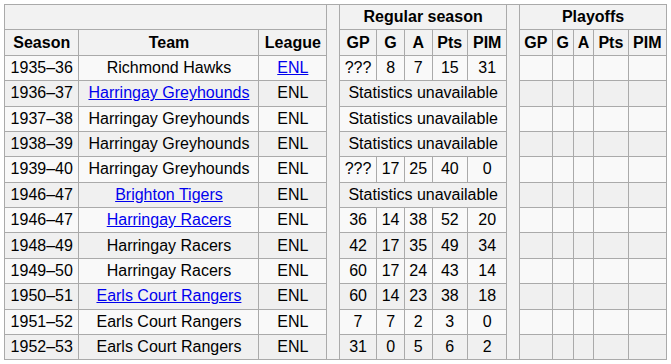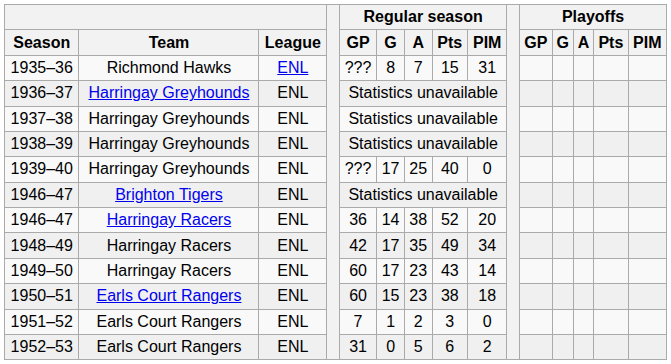(418, 270) 24 -> (418, 270) 23
(391, 296) 14 -> (391, 296) 15
(391, 321) 7 -> (391, 321) 1
